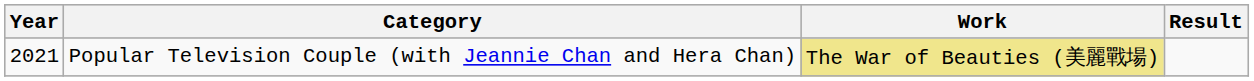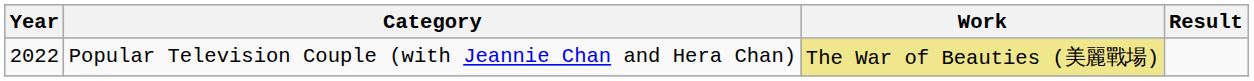(34, 57) 2021 -> (34, 57) 2022
